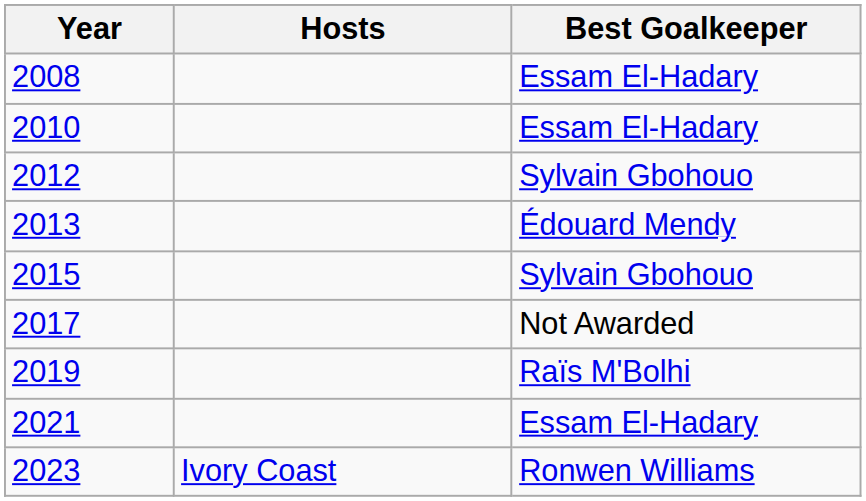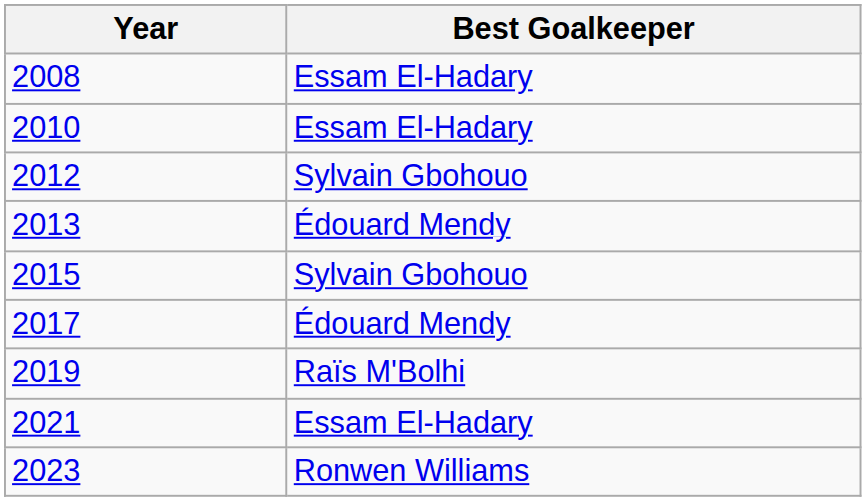- column: (343, 28)
(607, 323) Not Awarded -> (402, 323) Édouard Mendy
